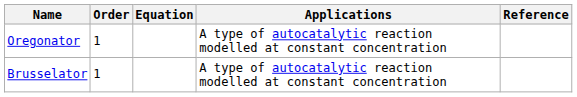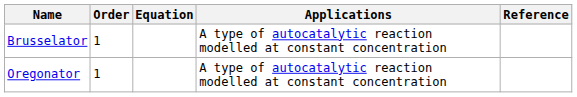rows swapped: (47, 75) <-> (44, 41)
